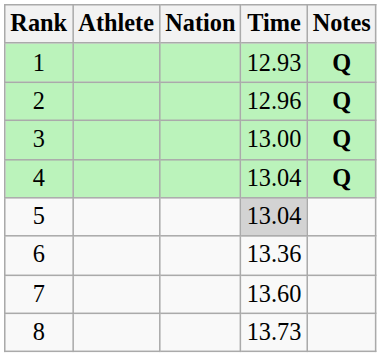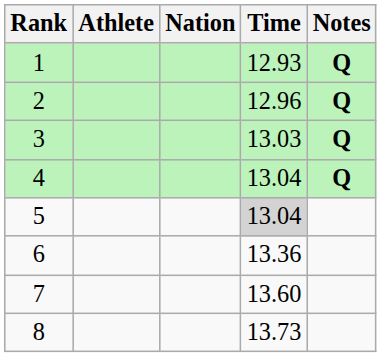(274, 139) 13.00 -> (274, 139) 13.03
